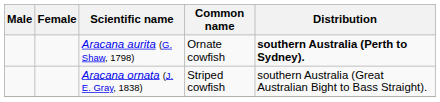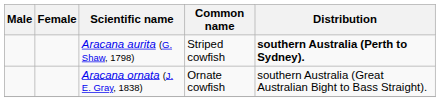(206, 50) Ornate cowfish -> (206, 50) Striped cowfish
(206, 81) Striped cowfish -> (206, 81) Ornate cowfish
